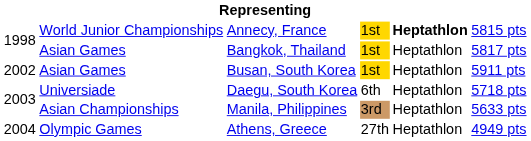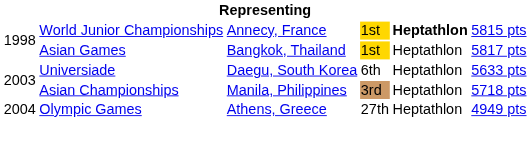- row: (291, 70)
(499, 90) 5718 pts -> (499, 70) 5633 pts
(499, 109) 5633 pts -> (499, 90) 5718 pts
